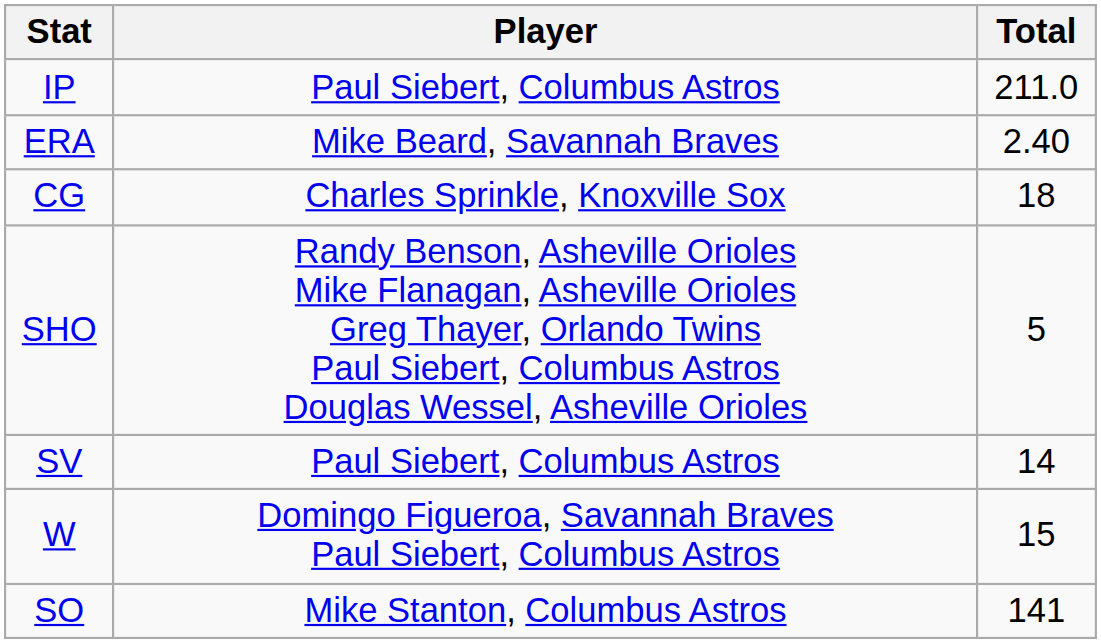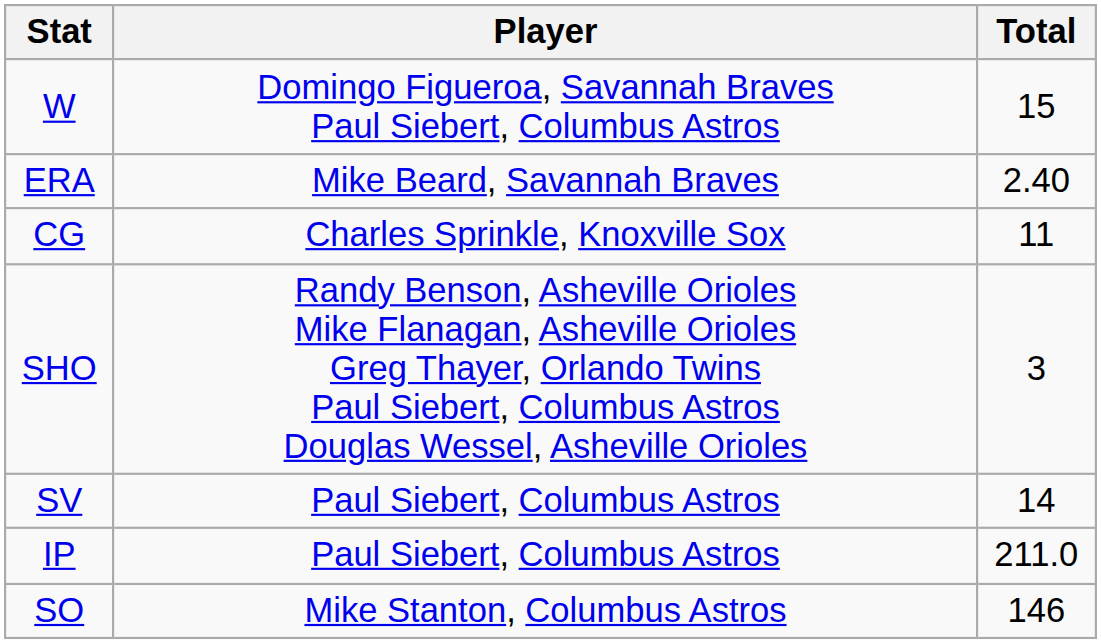rows swapped: (59, 535) <-> (59, 86)
(1036, 196) 18 -> (1036, 235) 11
(1036, 328) 5 -> (1036, 367) 3
(1036, 609) 141 -> (1036, 609) 146
